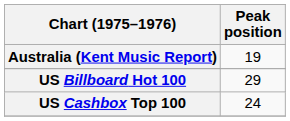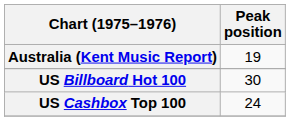(253, 80) 29 -> (253, 80) 30
